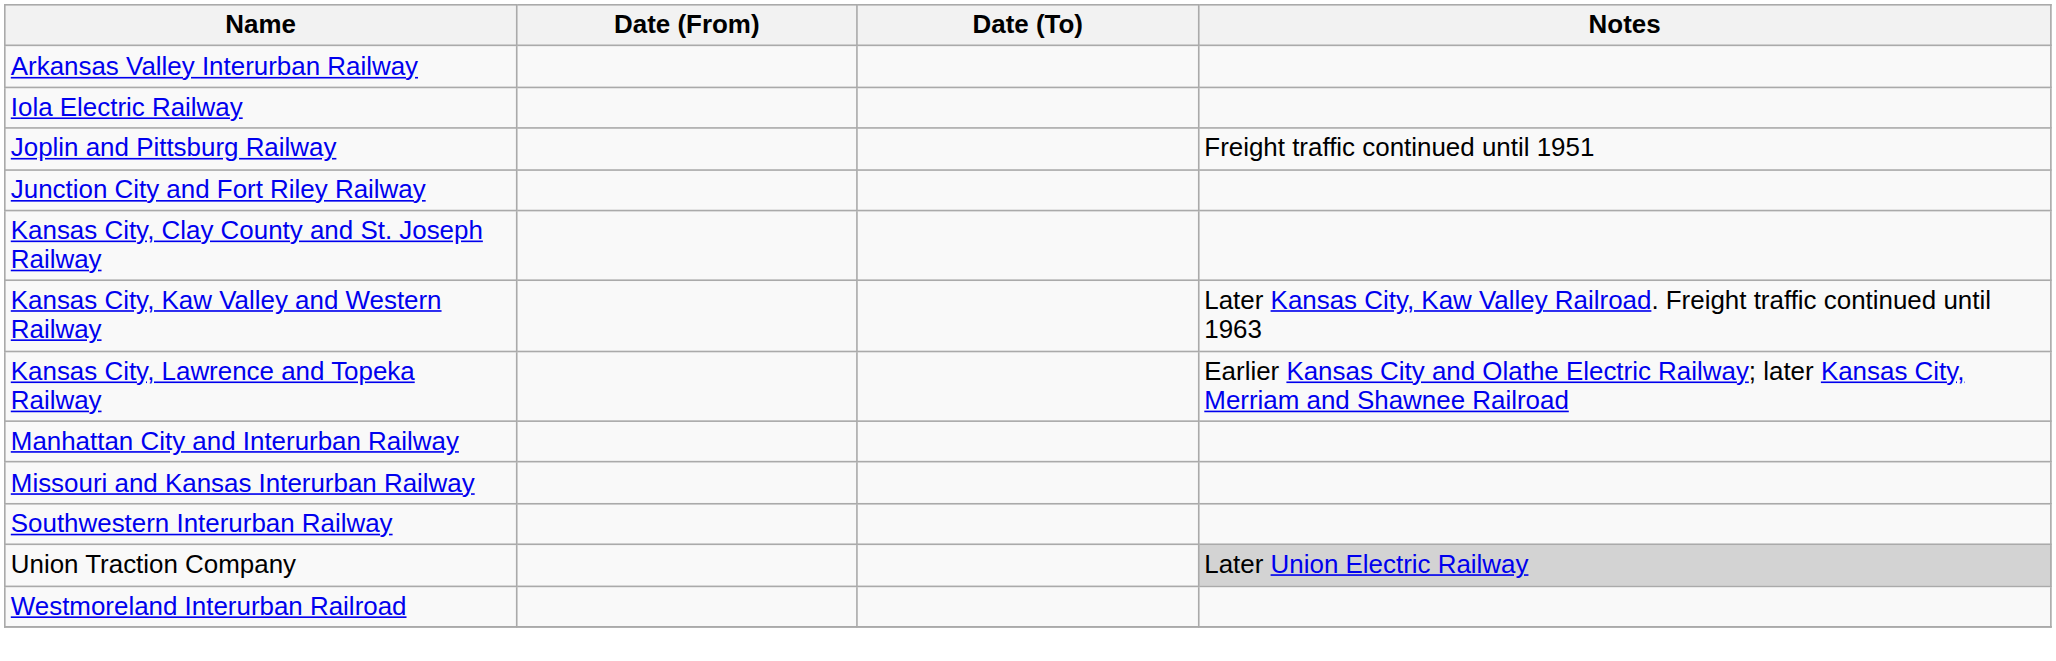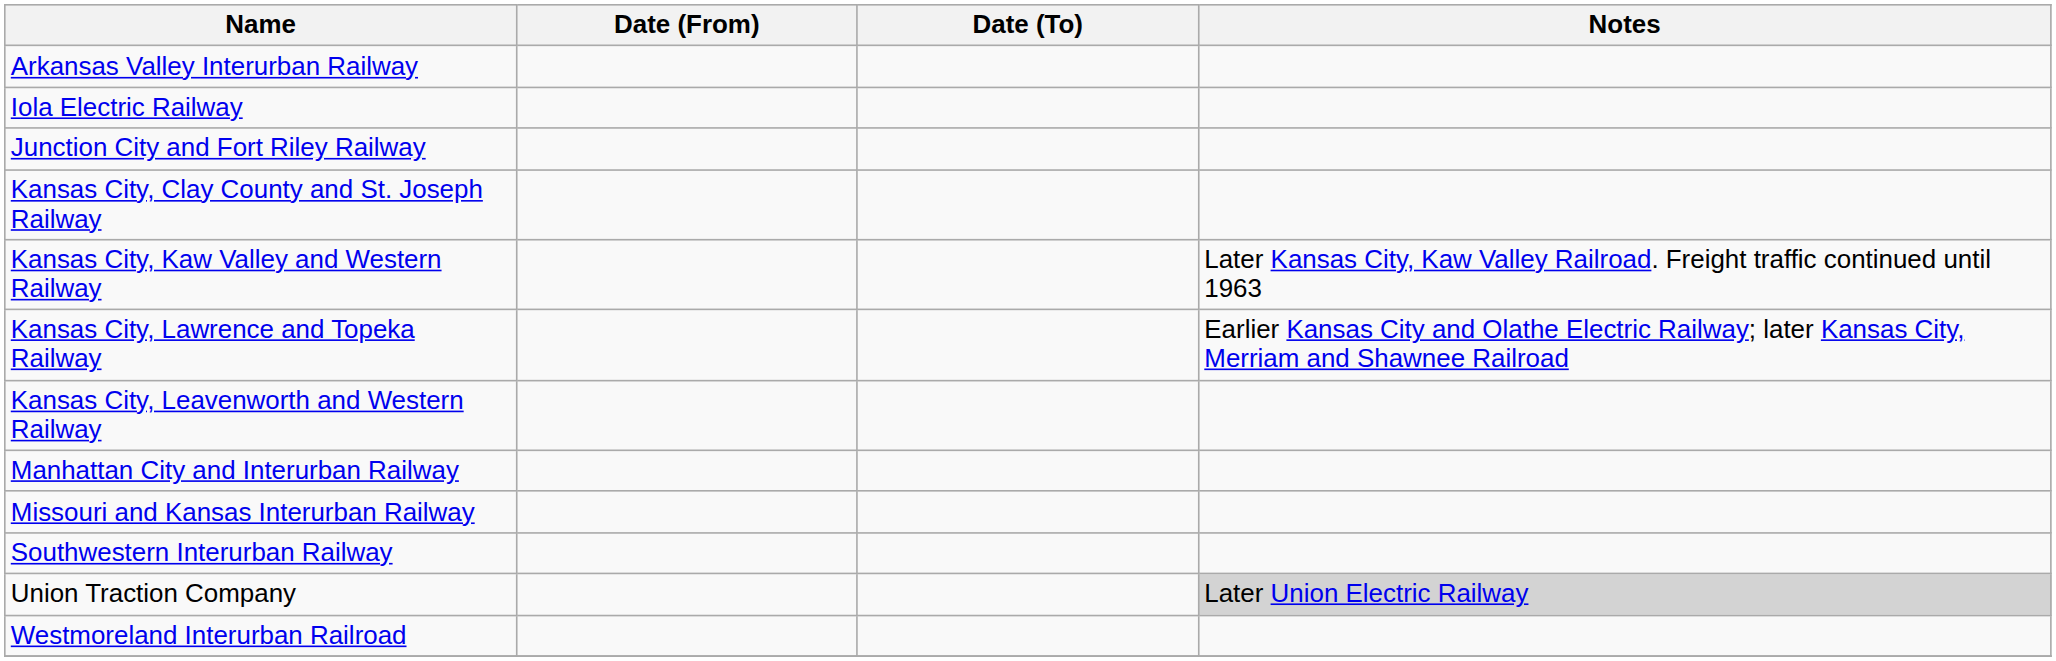- row: (174, 148)
+ row: (237, 414)
